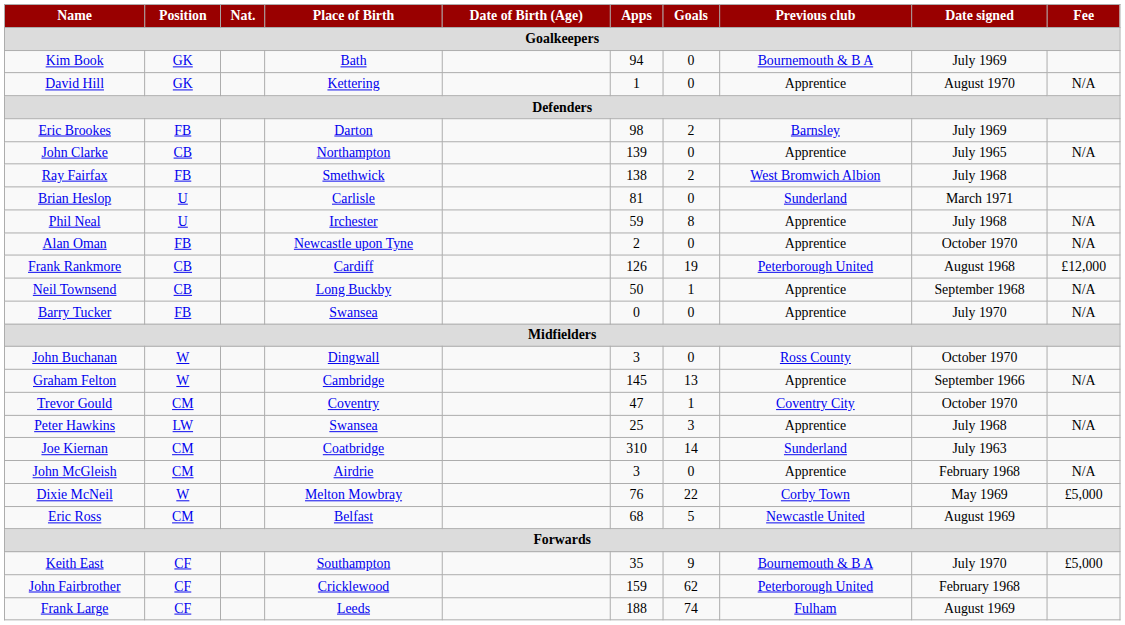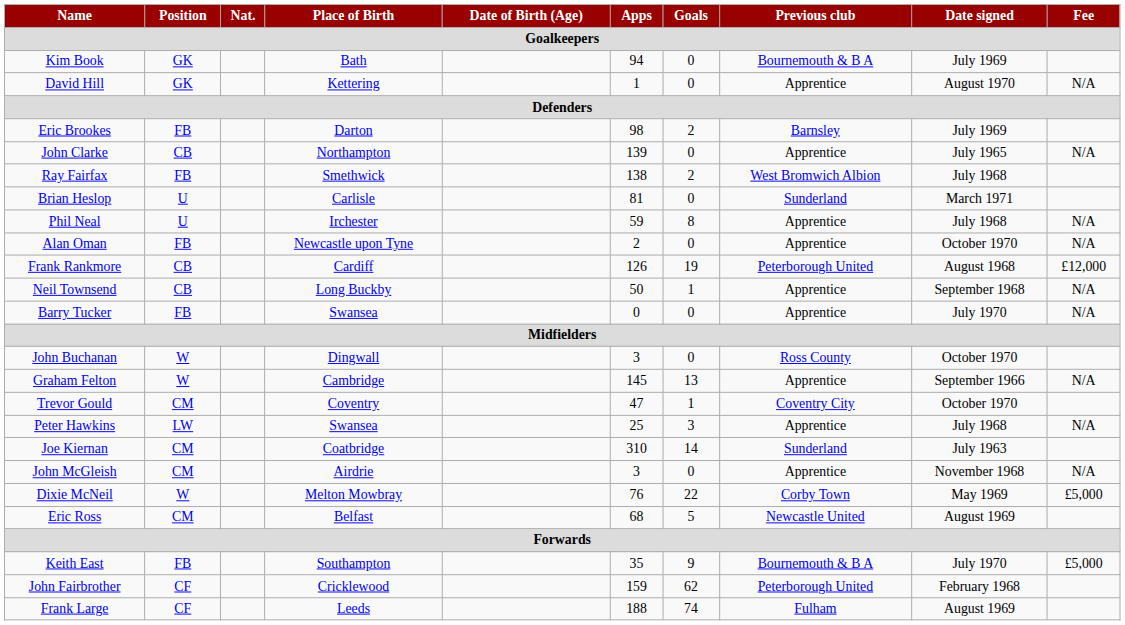(980, 472) February 1968 -> (980, 472) November 1968
(183, 563) CF -> (183, 563) FB
